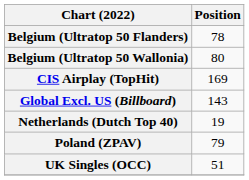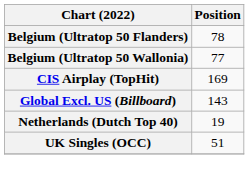(218, 57) 80 -> (218, 57) 77
- row: (98, 143)
